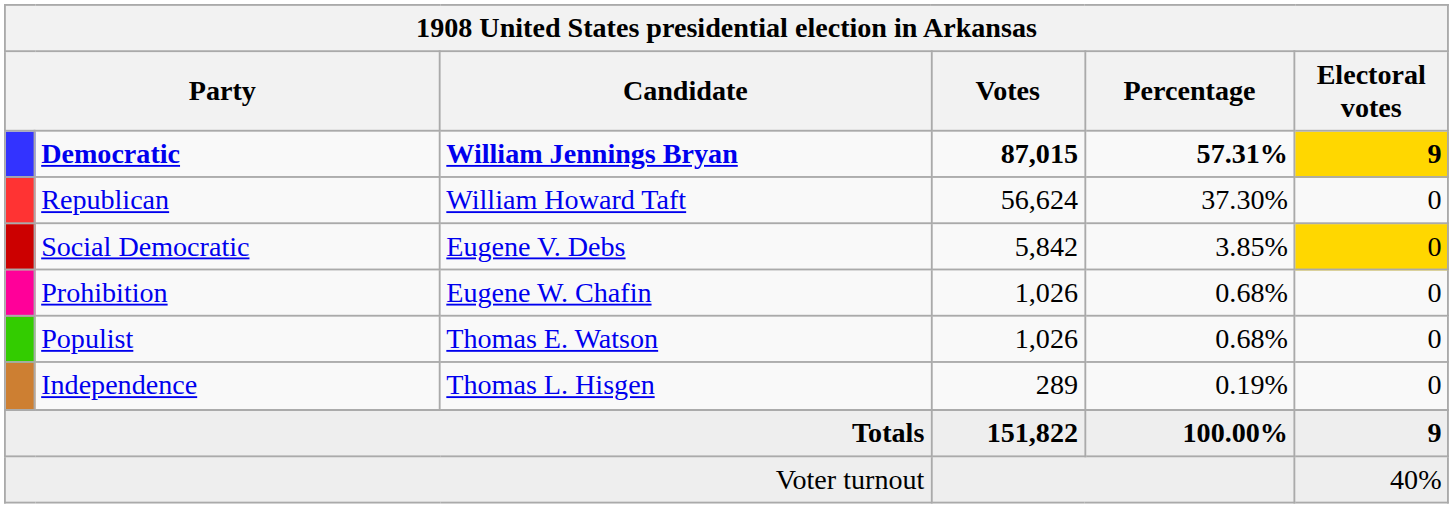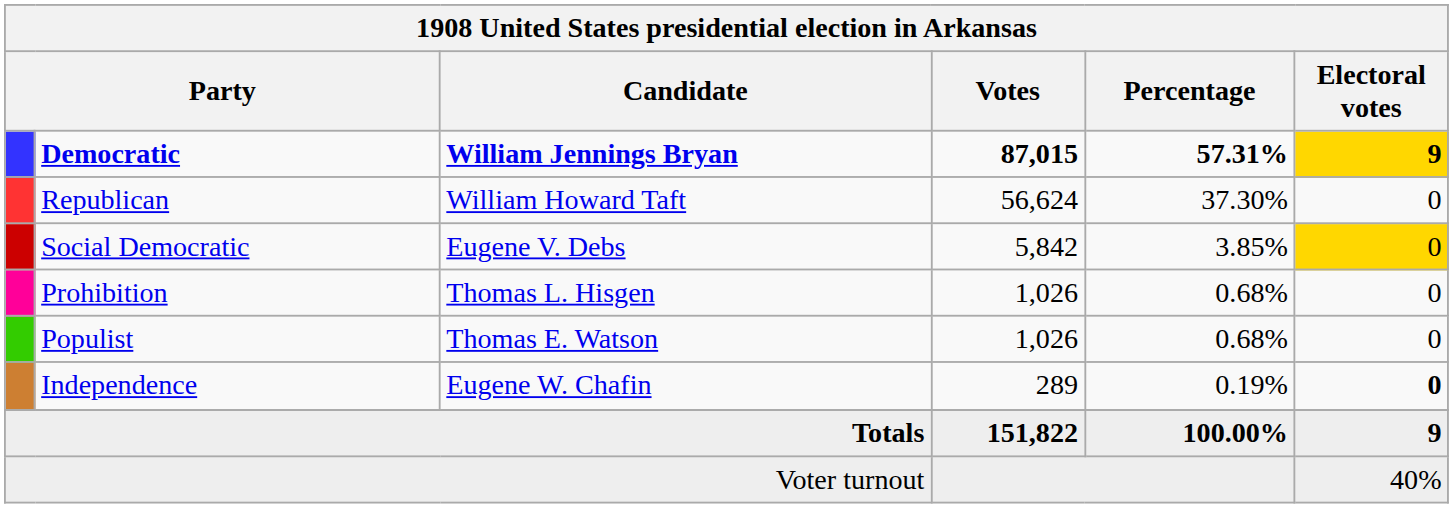(549, 292) Eugene W. Chafin -> (551, 292) Thomas L. Hisgen
(551, 385) Thomas L. Hisgen -> (549, 385) Eugene W. Chafin
(1435, 385) normal -> (1435, 385) bold
